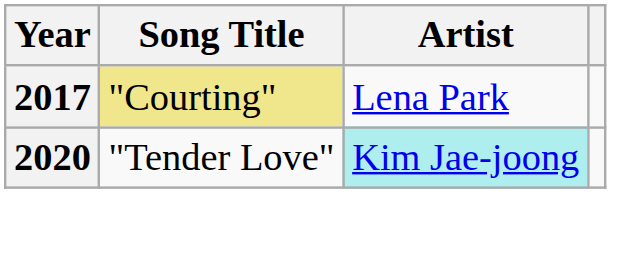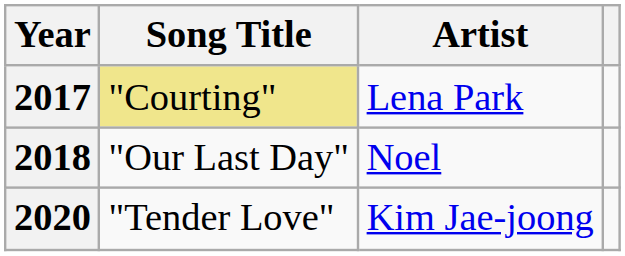+ row: (52, 156)
(466, 156) paleturquoise background -> (480, 217) no background
